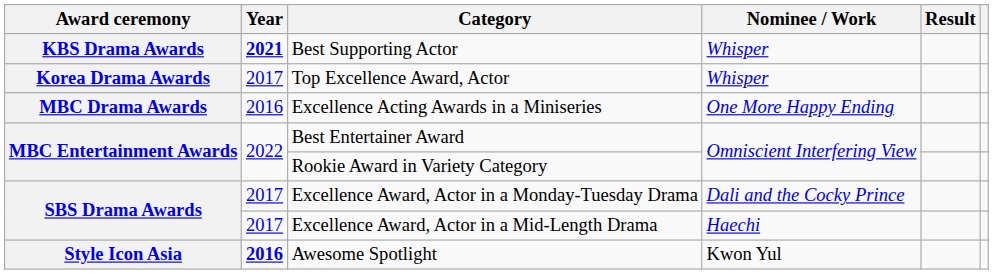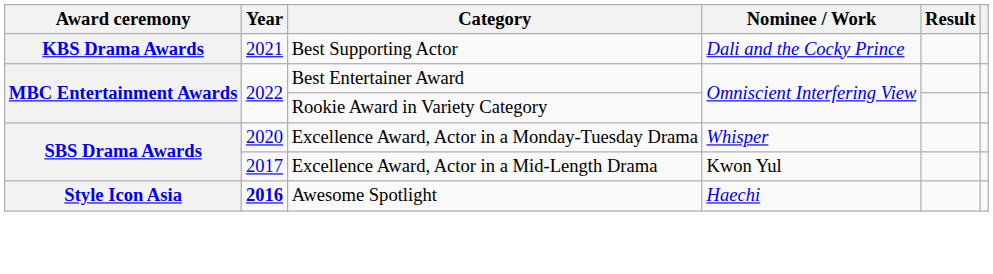(265, 48) bold -> (265, 48) normal
(737, 48) Whisper -> (805, 48) Dali and the Cocky Prince
- row: (400, 78)
- row: (447, 107)
(265, 195) 2017 -> (265, 136) 2020
(805, 195) Dali and the Cocky Prince -> (737, 136) Whisper
(733, 225) Haechi -> (744, 166) Kwon Yul
(744, 254) Kwon Yul -> (733, 195) Haechi
